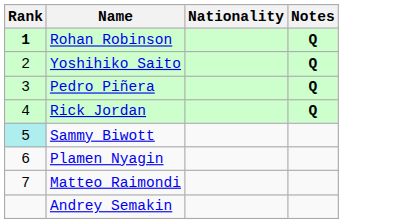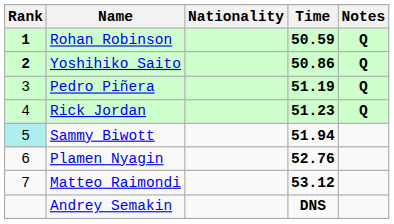+ column: (313, 16)
(26, 64) normal -> (26, 64) bold
